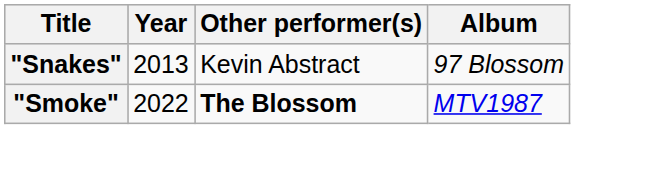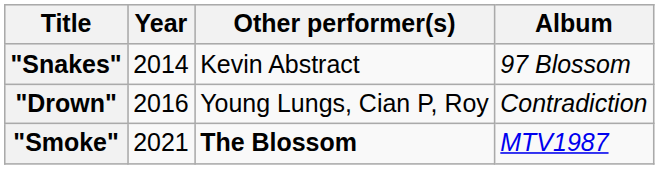(161, 63) 2013 -> (161, 63) 2014
+ row: (66, 103)
(161, 103) 2022 -> (161, 143) 2021
